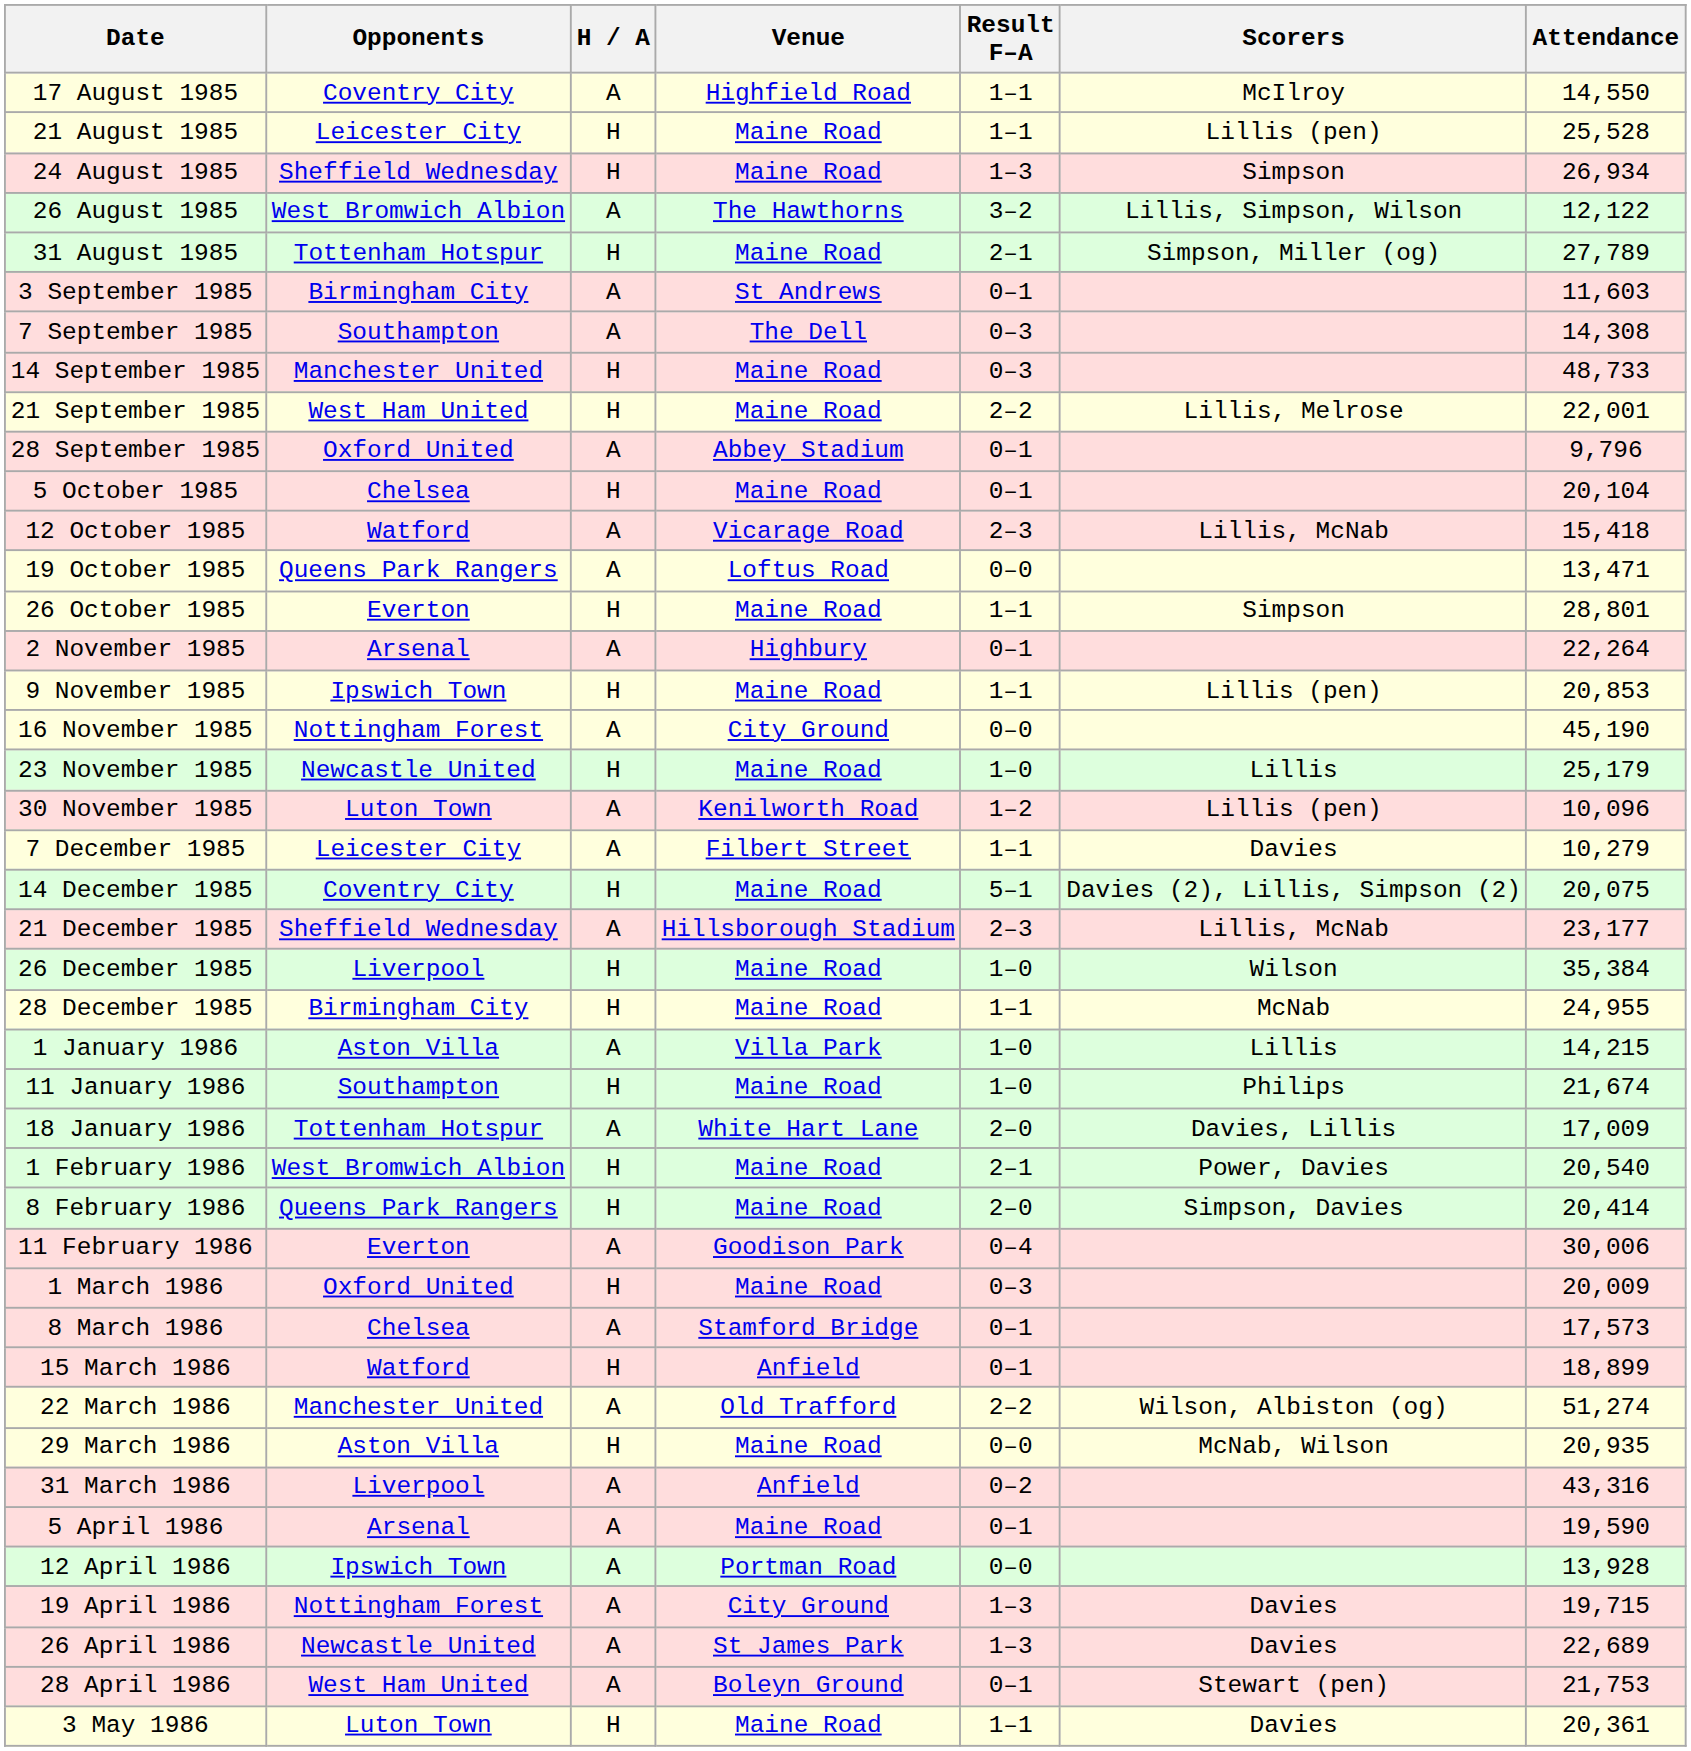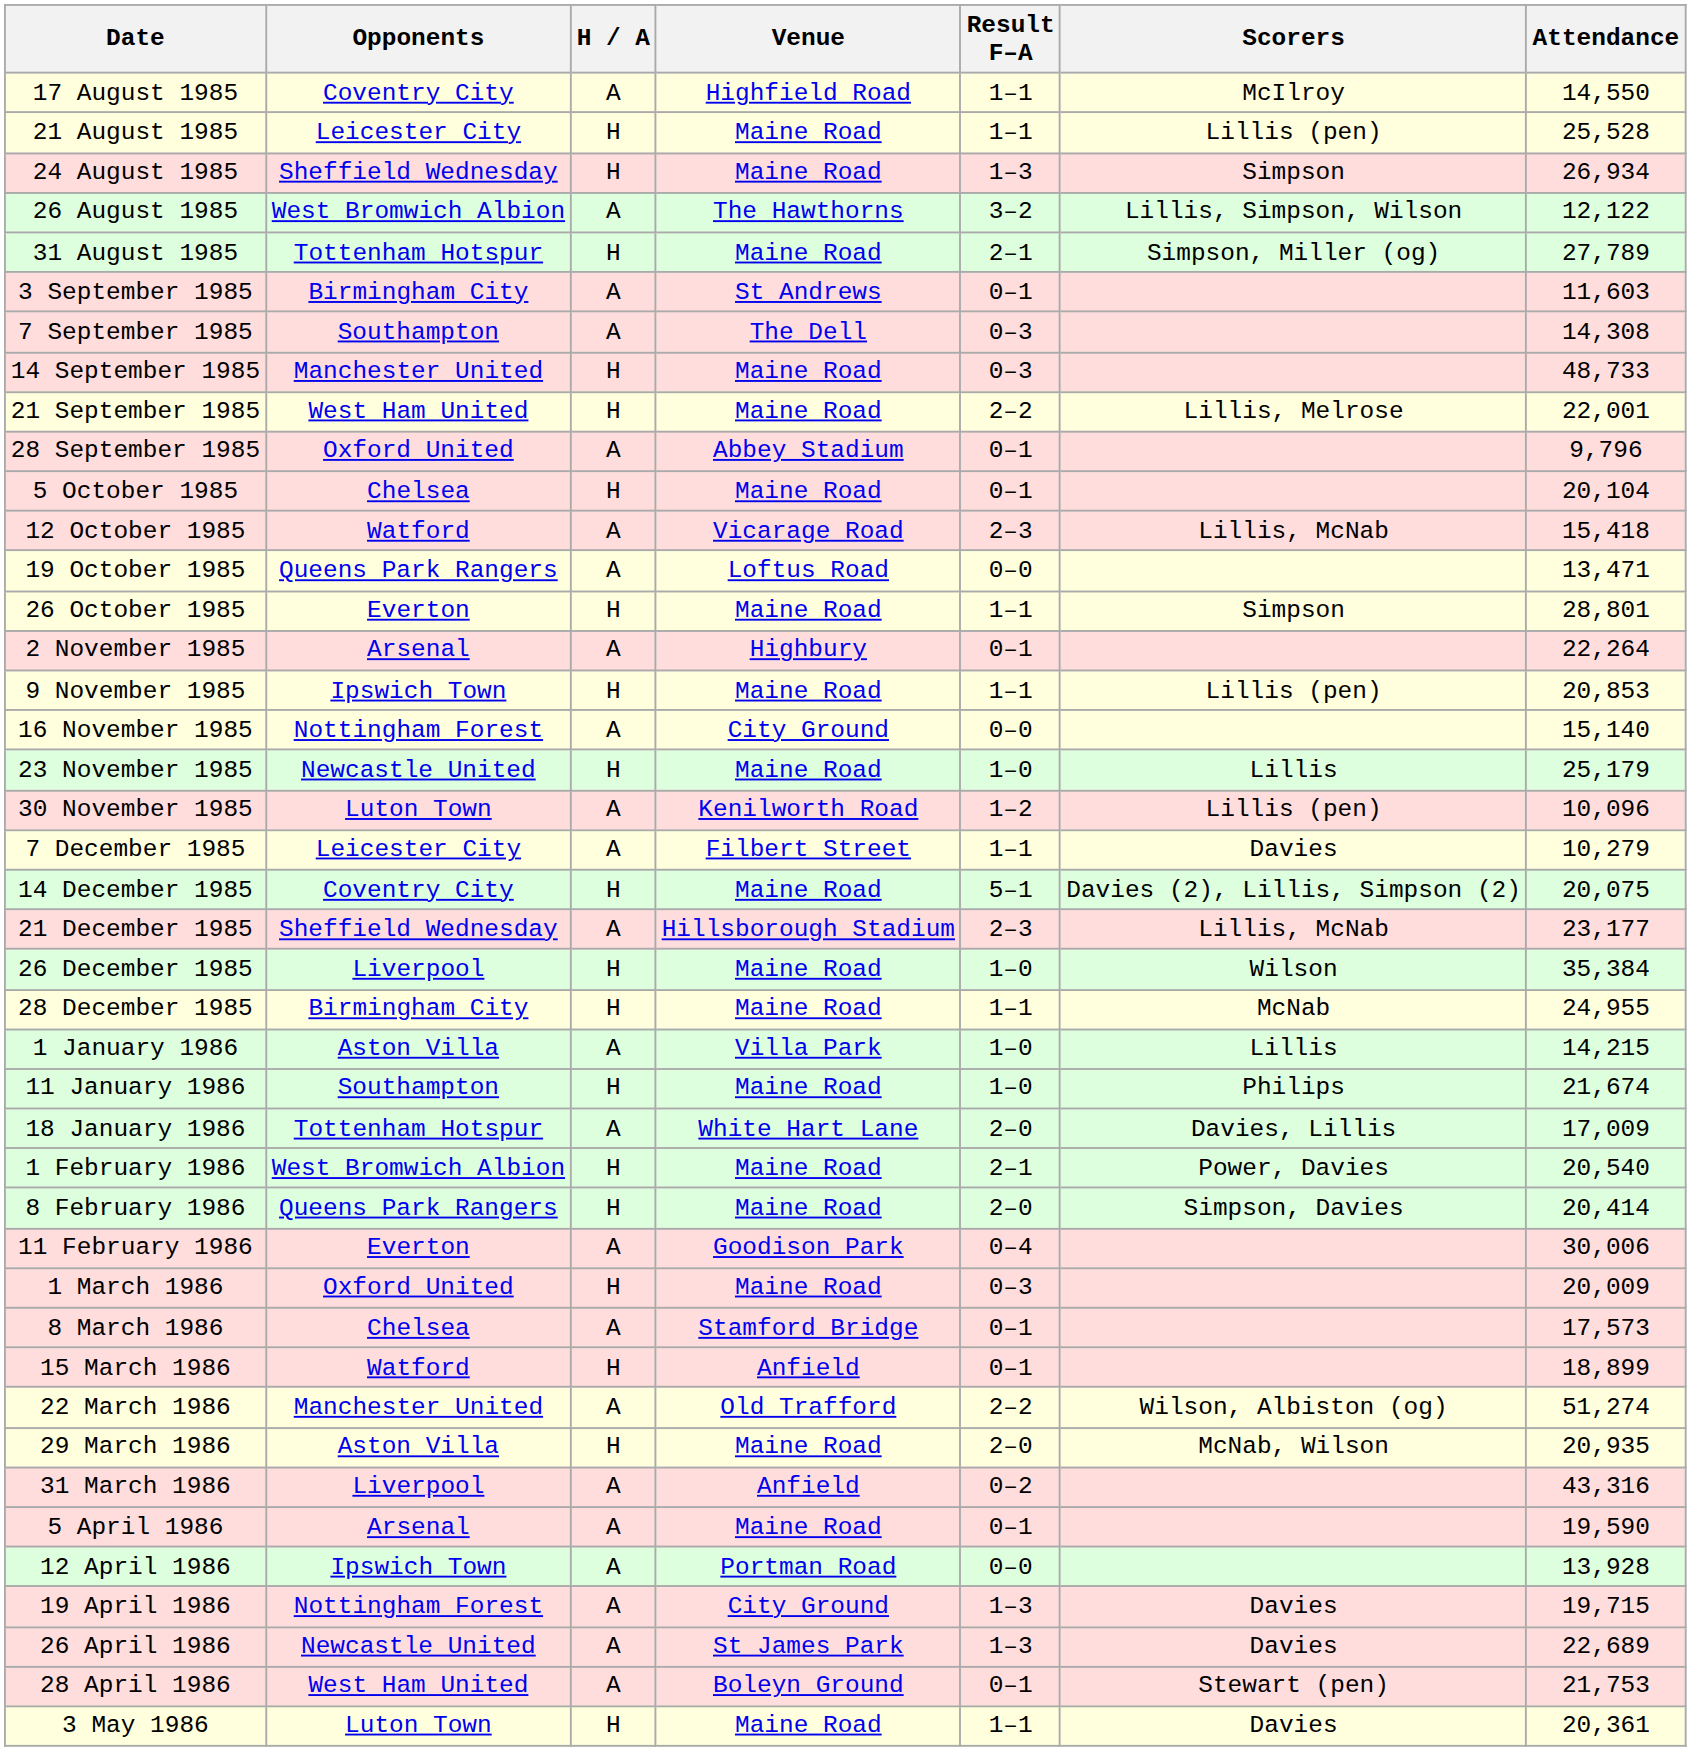(1606, 730) 45,190 -> (1606, 730) 15,140
(1011, 1447) 0–0 -> (1011, 1447) 2–0
